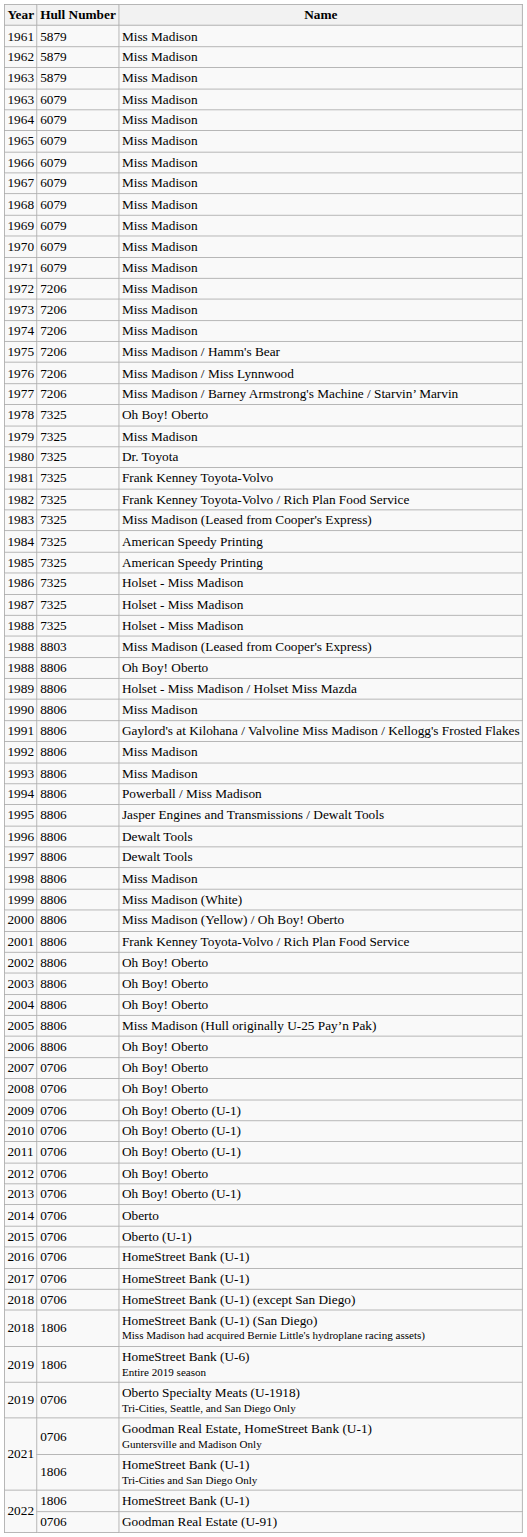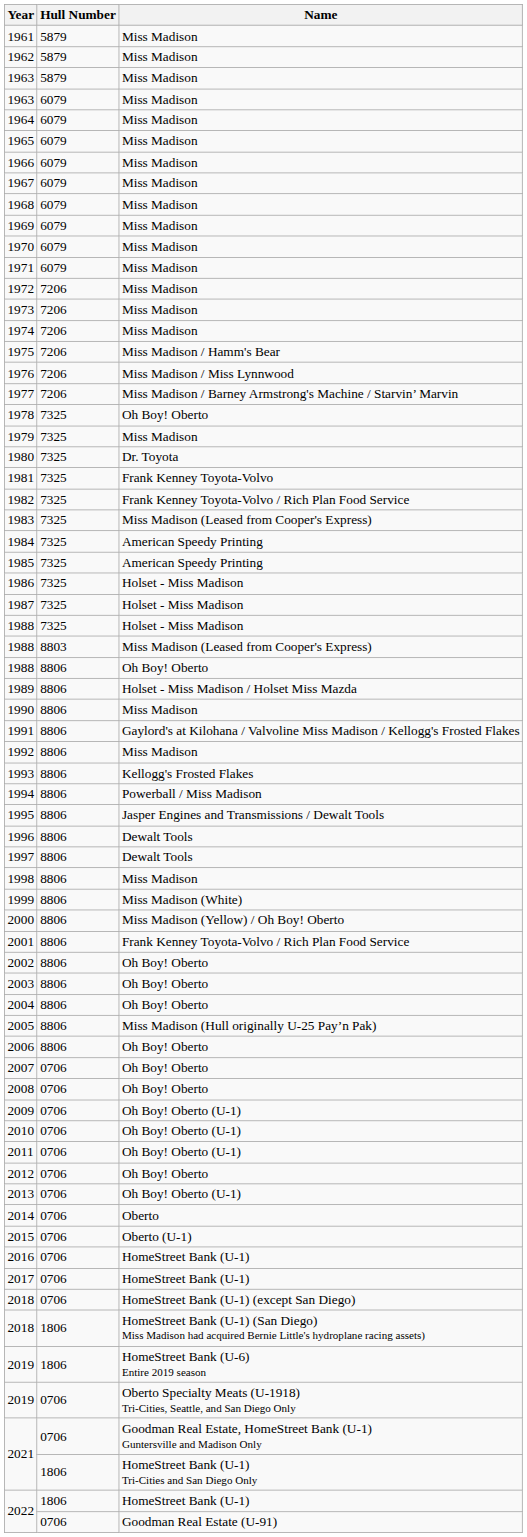(160, 773) Miss Madison -> (188, 773) Kellogg's Frosted Flakes
